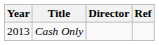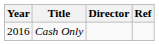(18, 31) 2013 -> (18, 31) 2016
